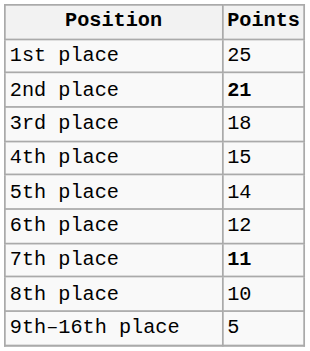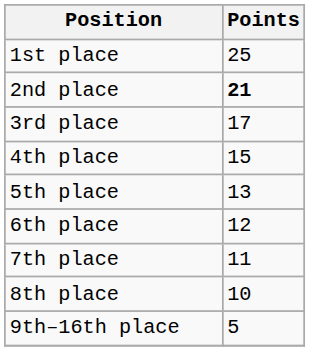(239, 124) 18 -> (239, 124) 17
(239, 192) 14 -> (239, 192) 13
(239, 260) bold -> (239, 260) normal
